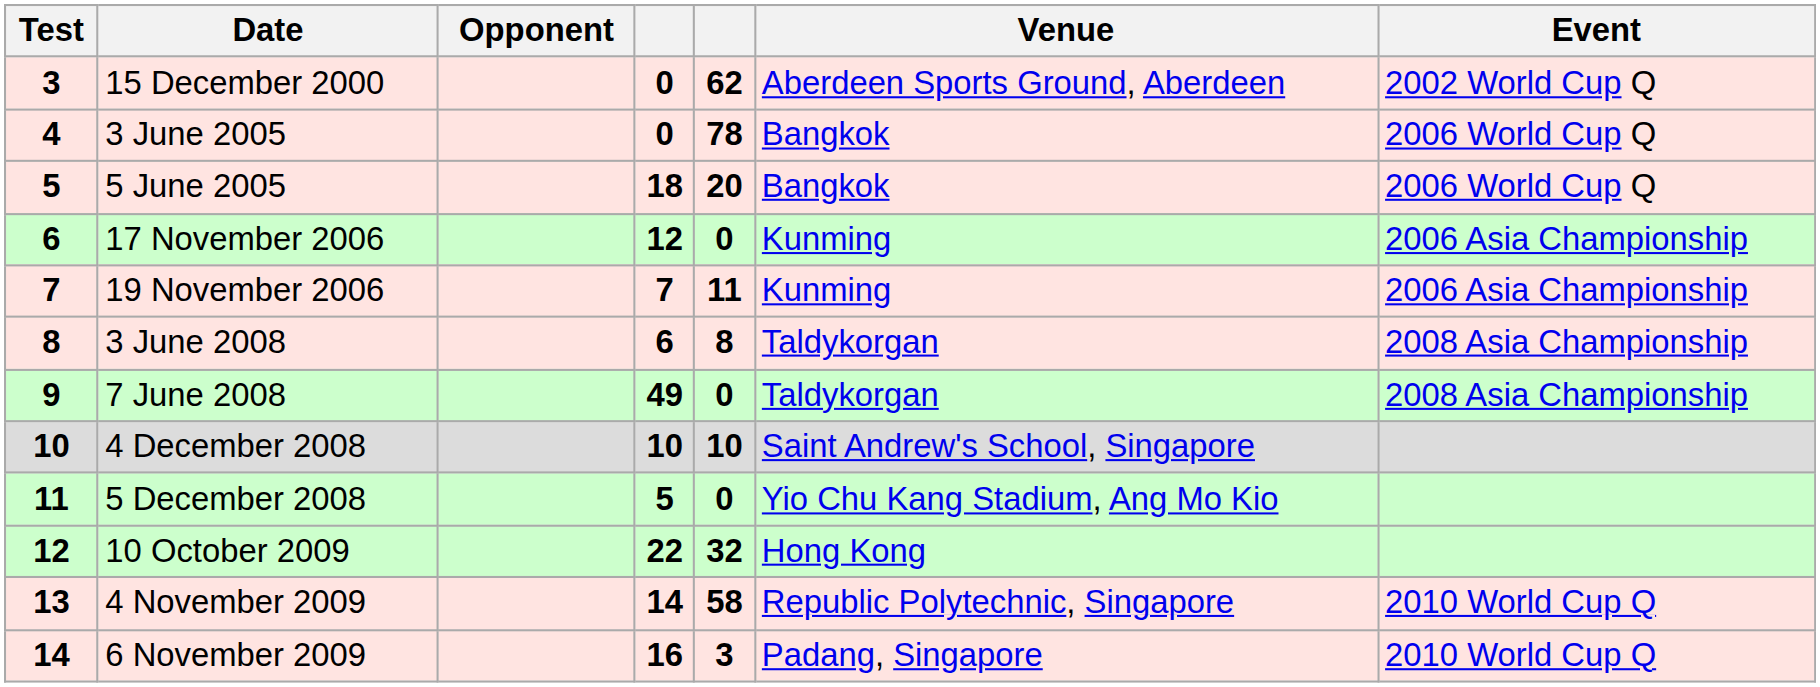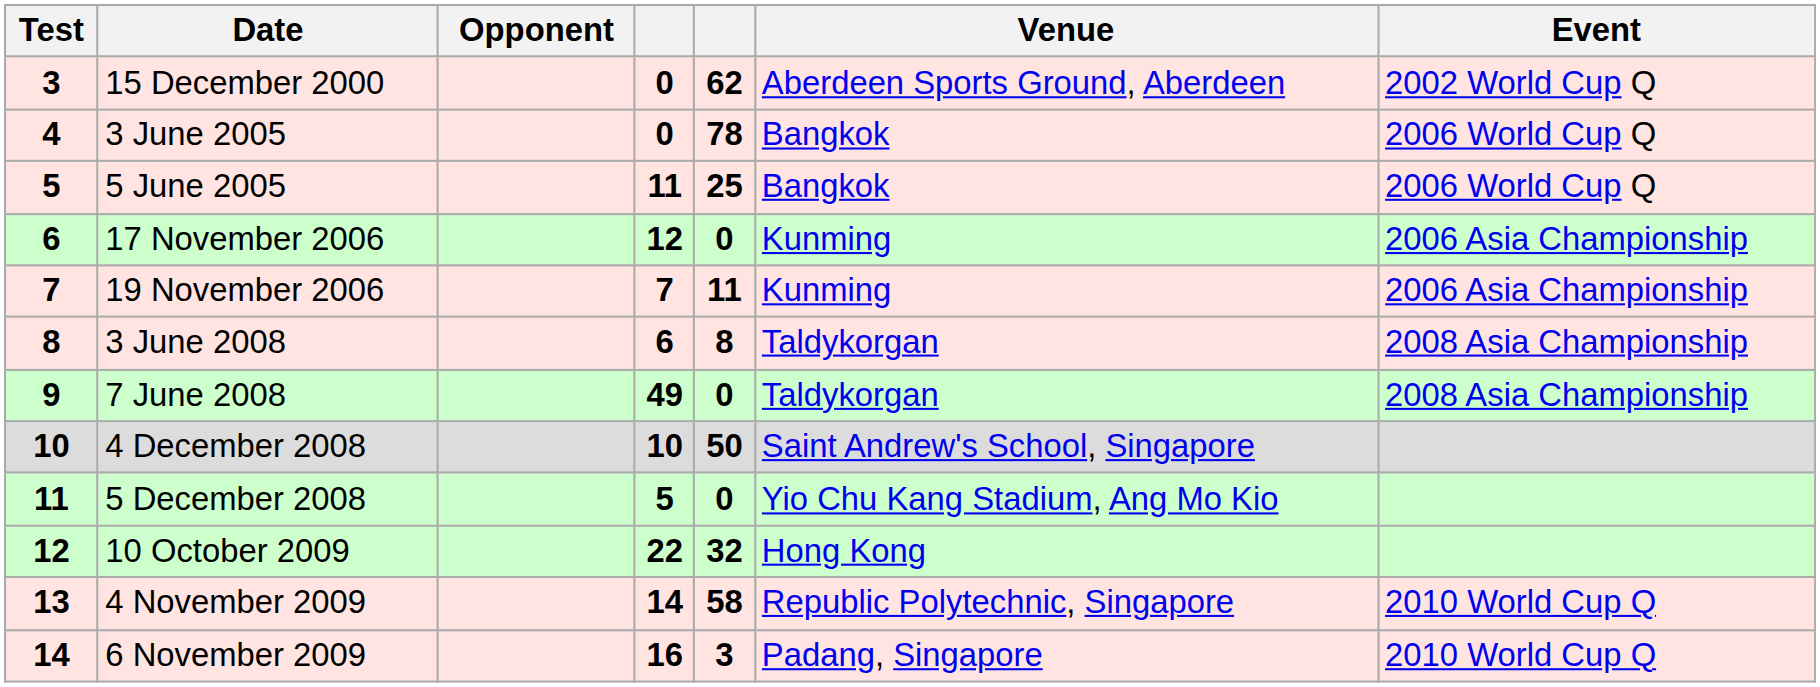(665, 186) 18 -> (665, 186) 11
(724, 186) 20 -> (724, 186) 25
(724, 446) 10 -> (724, 446) 50
